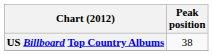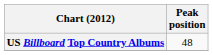(187, 42) 38 -> (187, 42) 48
